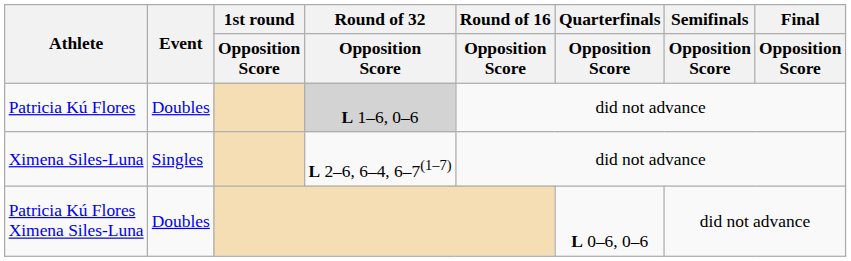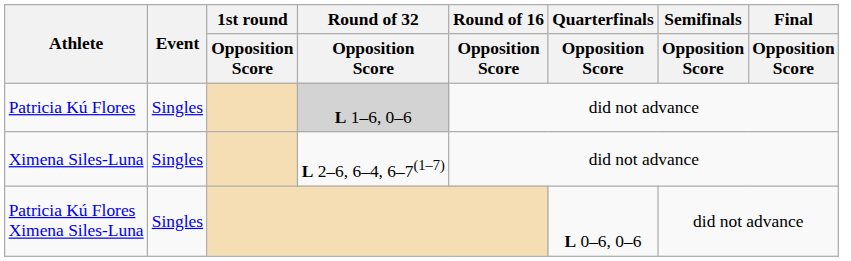(181, 107) Doubles -> (177, 107) Singles
(181, 221) Doubles -> (177, 221) Singles
